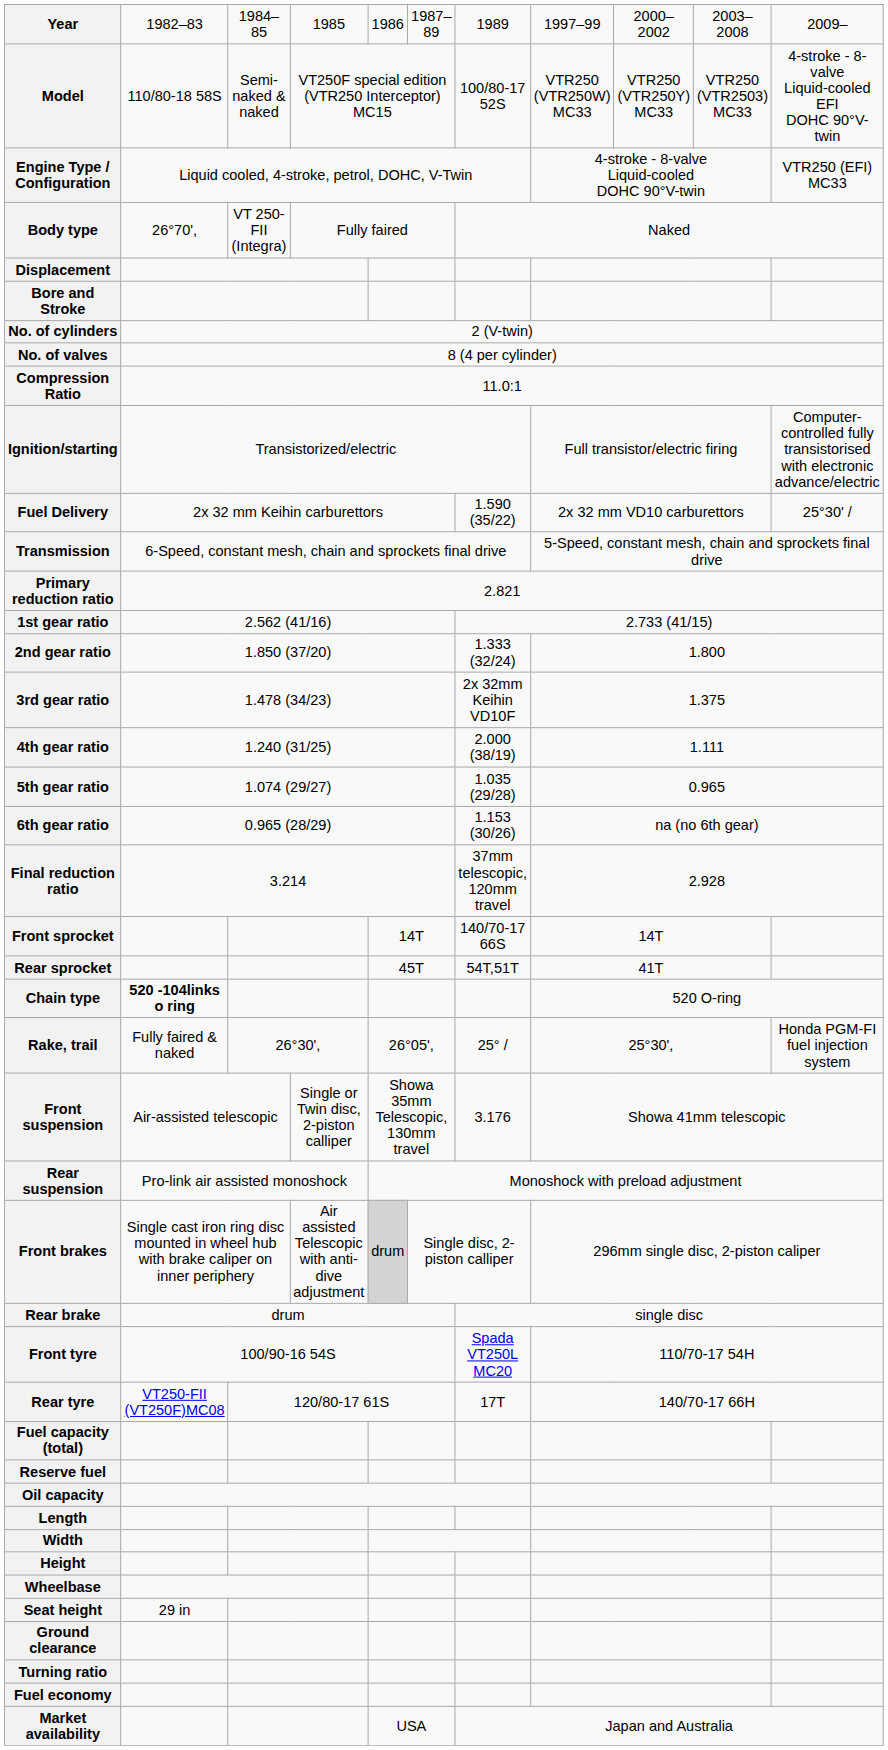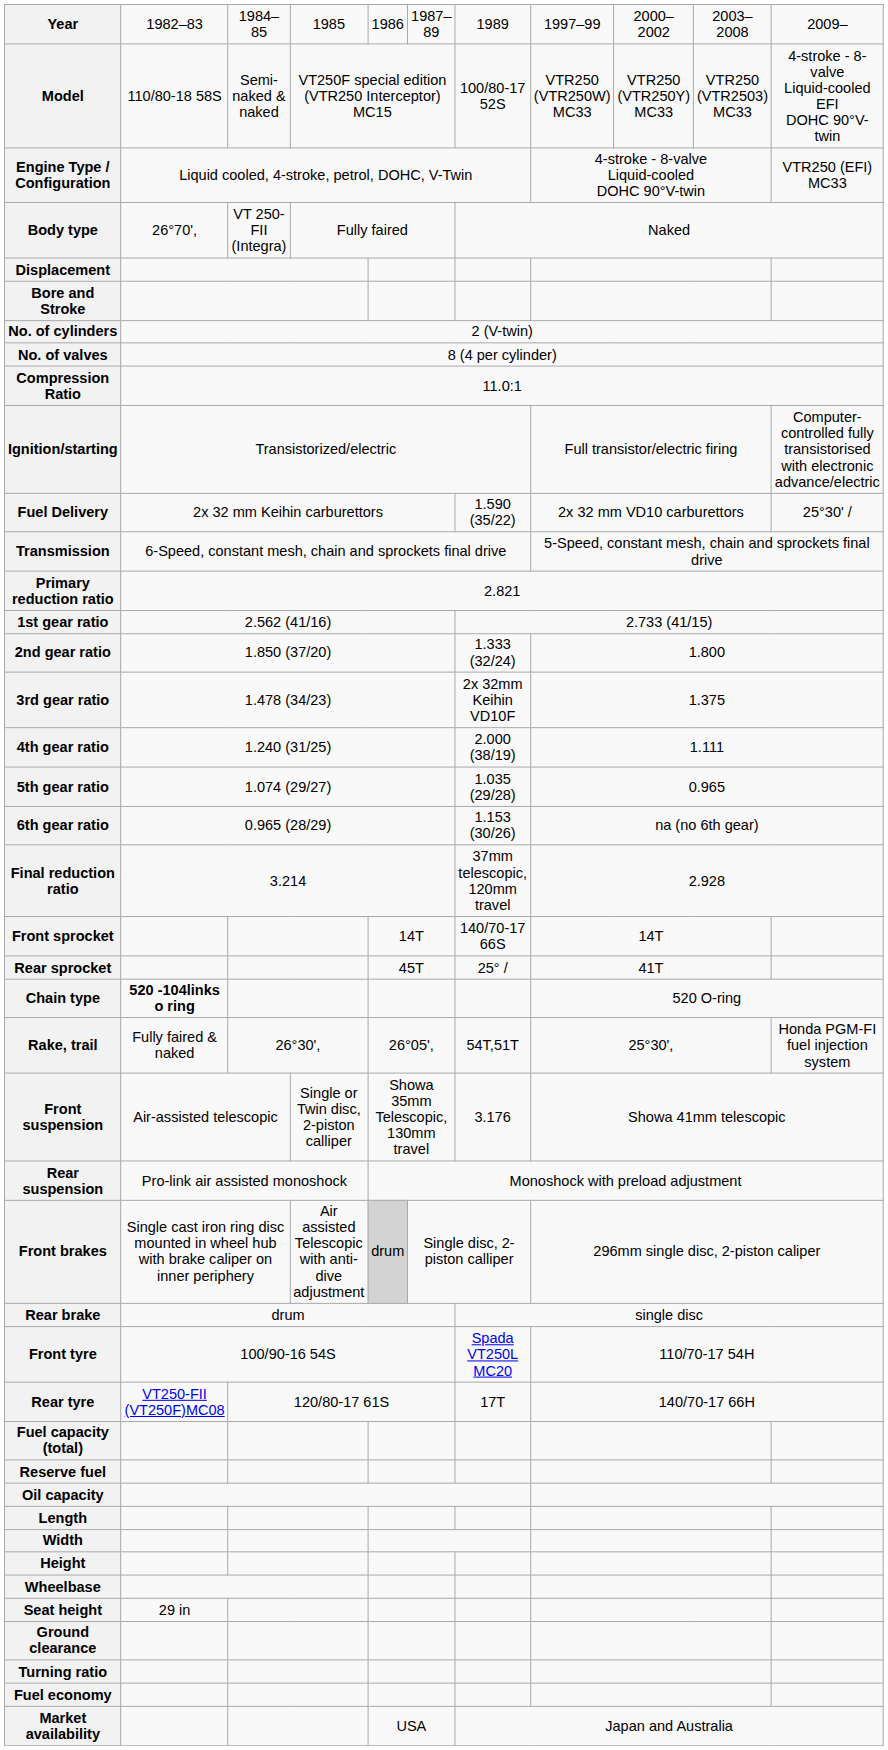(493, 968) 54T,51T -> (493, 968) 25° /
(493, 1046) 25° / -> (493, 1046) 54T,51T
